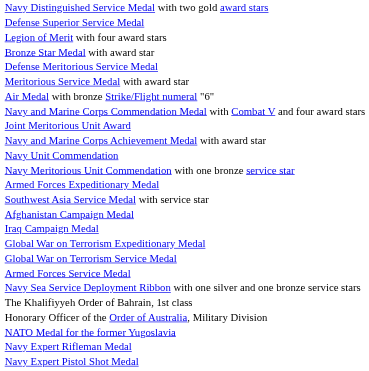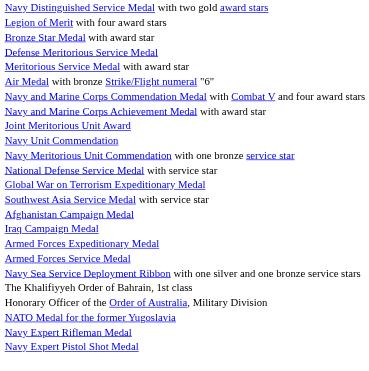- row: (74, 22)
rows swapped: (135, 140) <-> (68, 126)
+ row: (111, 170)
rows swapped: (82, 185) <-> (105, 244)
- row: (91, 258)
